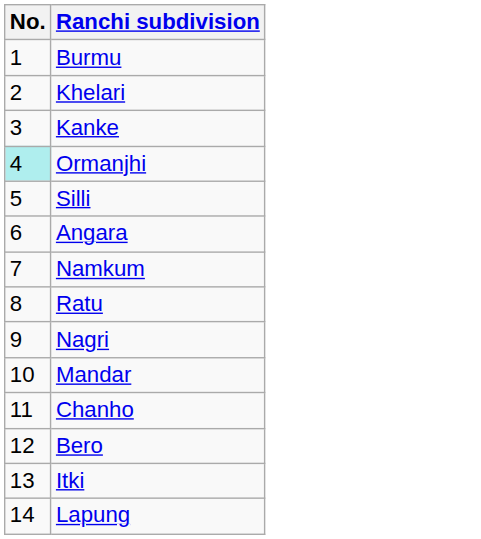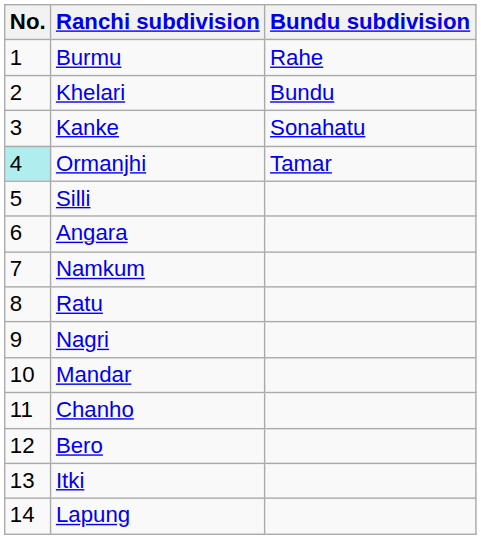+ column: (370, 22)
